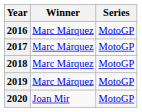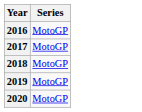- column: (63, 13)
